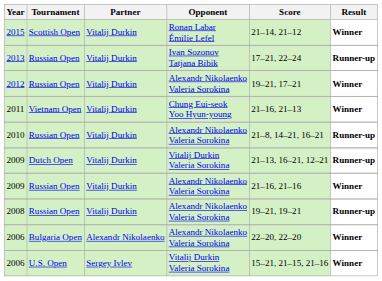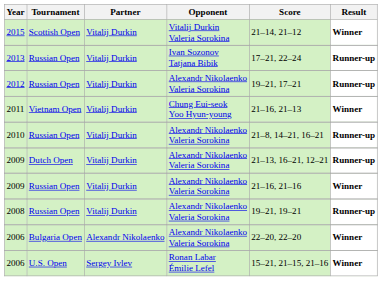(192, 32) Ronan Labar Émilie Lefel -> (199, 32) Vitalij Durkin Valeria Sorokina
(347, 84) Winner -> (354, 84) Runner-up
(199, 161) Vitalij Durkin Valeria Sorokina -> (208, 161) Alexandr Nikolaenko Valeria Sorokina
(199, 263) Vitalij Durkin Valeria Sorokina -> (192, 263) Ronan Labar Émilie Lefel
